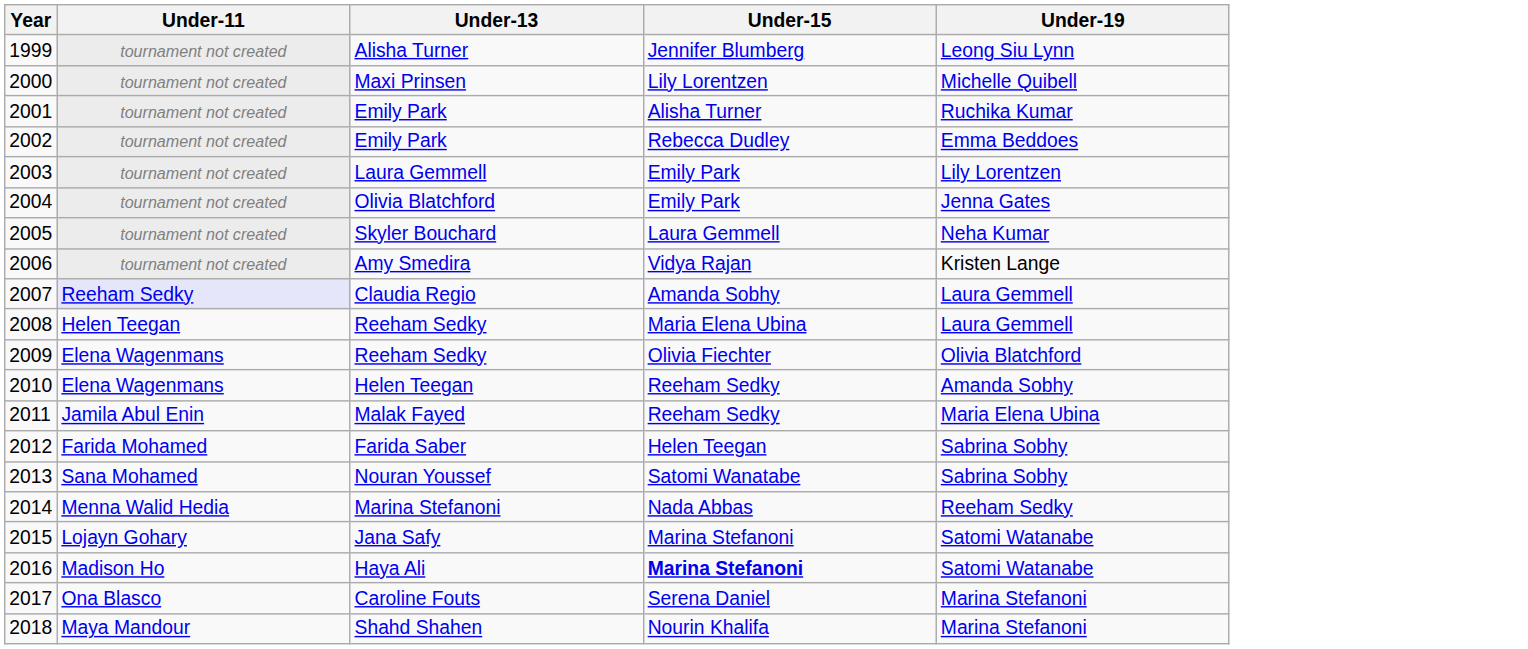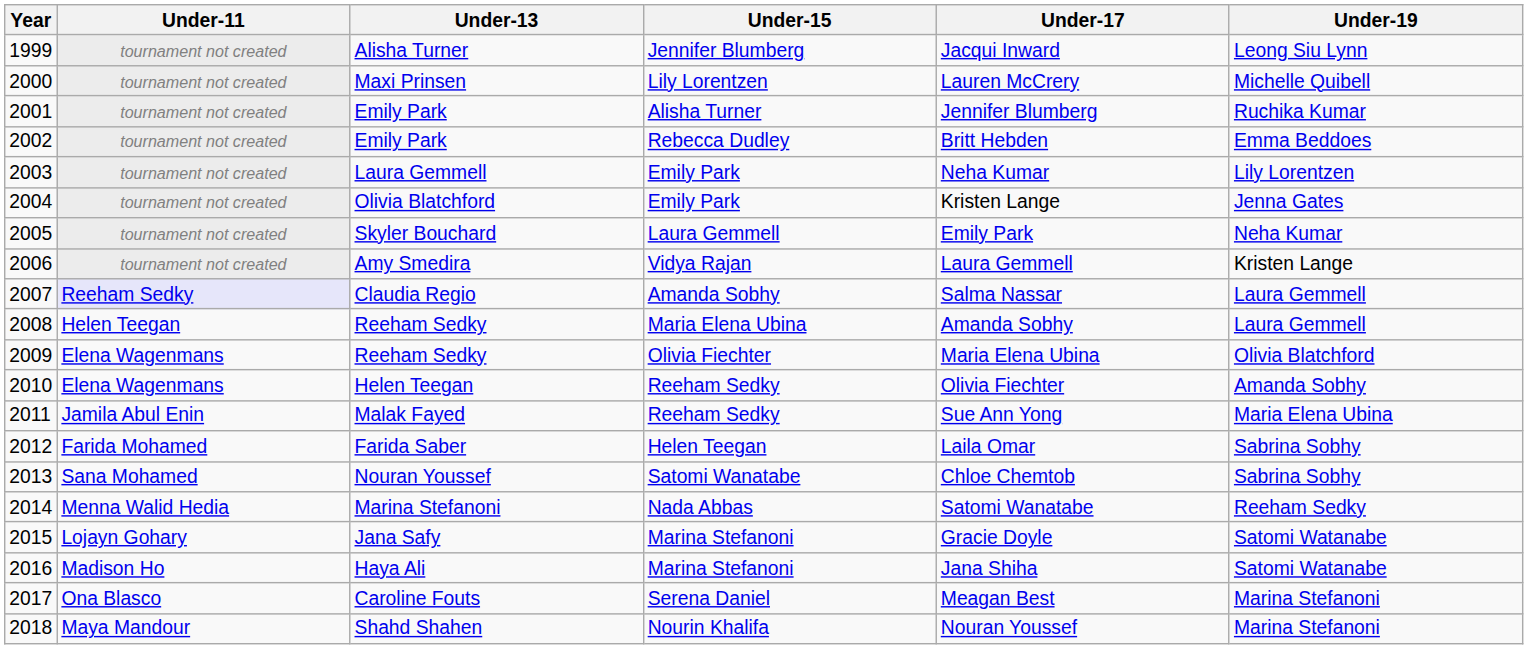+ column: (1083, 20)
(725, 567) bold -> (721, 567) normal
